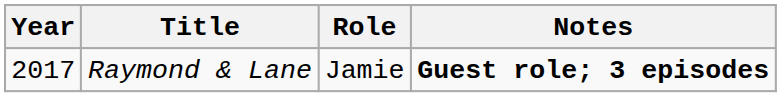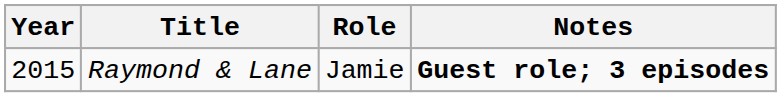(43, 70) 2017 -> (43, 70) 2015
